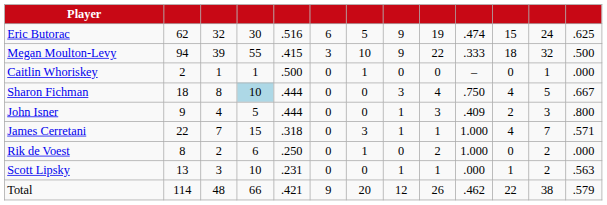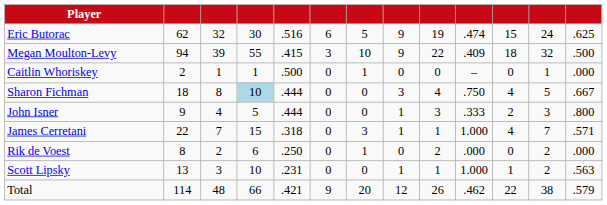(474, 53) .333 -> (474, 53) .409
(474, 111) .409 -> (474, 111) .333
(474, 151) 1.000 -> (474, 151) .000
(474, 170) .000 -> (474, 170) 1.000
